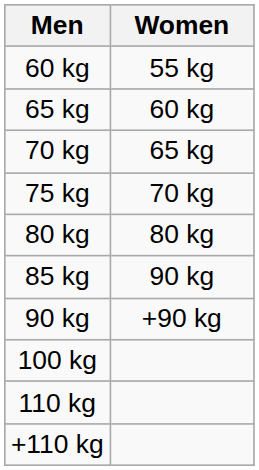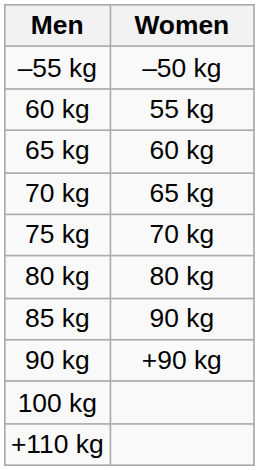+ row: (57, 67)
- row: (57, 402)
